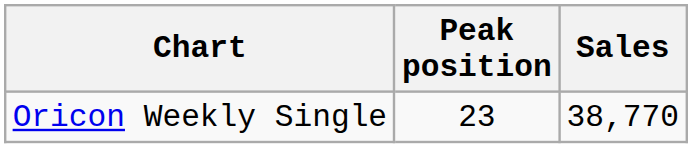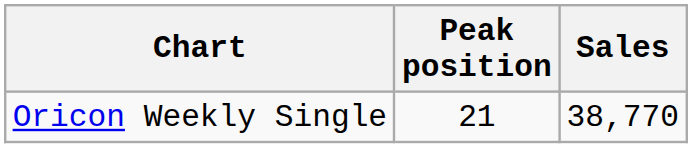(477, 117) 23 -> (477, 117) 21
